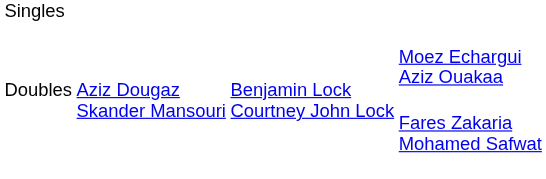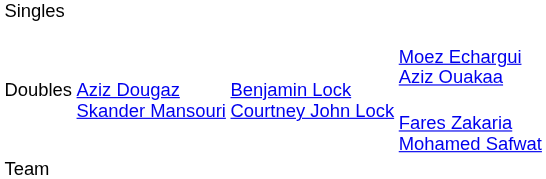+ row: (27, 169)
